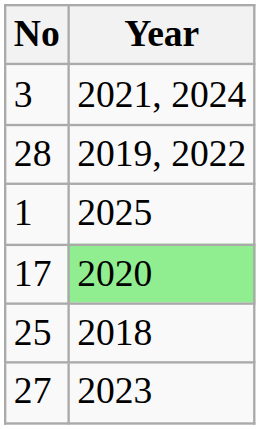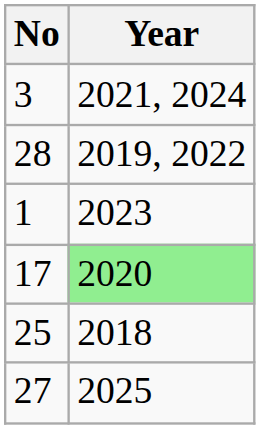(115, 213) 2025 -> (115, 213) 2023
(115, 392) 2023 -> (115, 392) 2025
